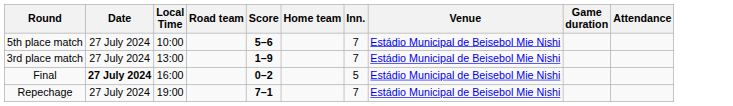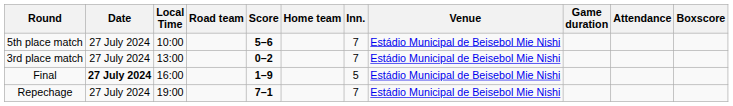+ column: (701, 19)
(264, 59) 1–9 -> (264, 59) 0–2
(264, 76) 0–2 -> (264, 76) 1–9
